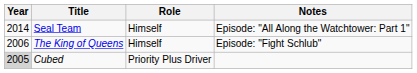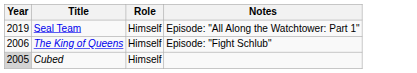(18, 28) 2014 -> (18, 28) 2019
(170, 60) Priority Plus Driver -> (145, 60) Himself
